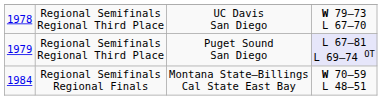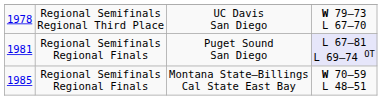(20, 50) 1979 -> (20, 50) 1981
(101, 50) Regional Semifinals Regional Third Place -> (101, 50) Regional Semifinals Regional Finals
(20, 80) 1984 -> (20, 80) 1985
